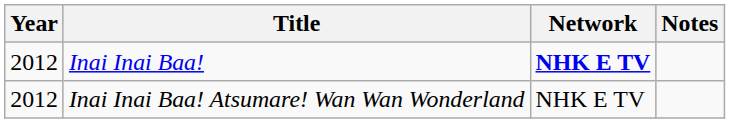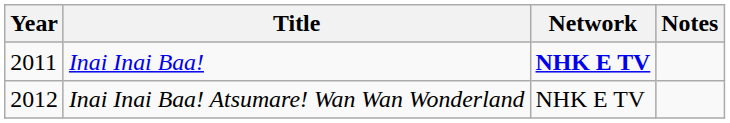(34, 61) 2012 -> (34, 61) 2011
